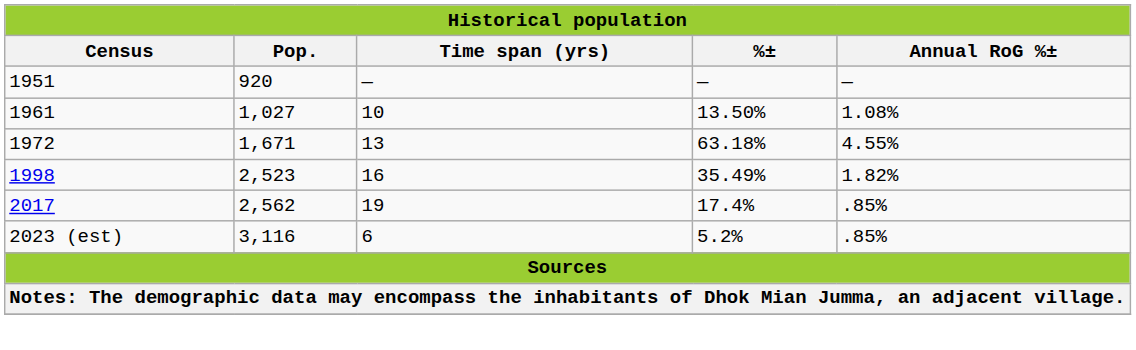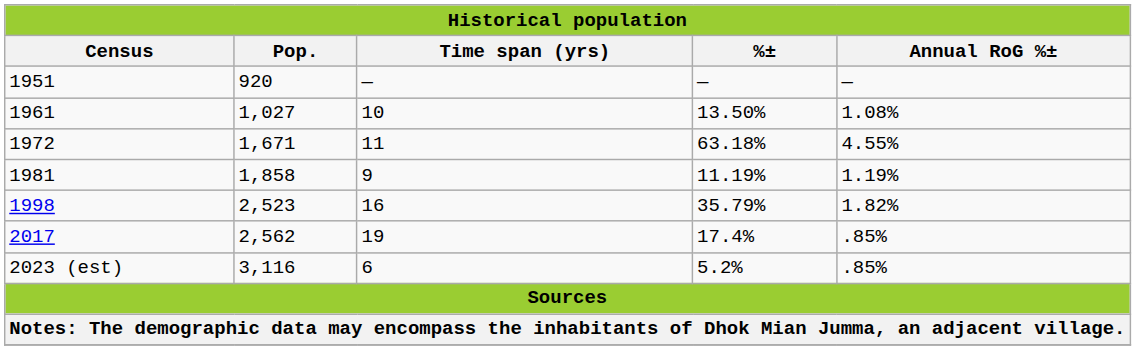(373, 144) 13 -> (373, 144) 11
+ row: (32, 175)
(731, 175) 35.49% -> (731, 206) 35.79%
